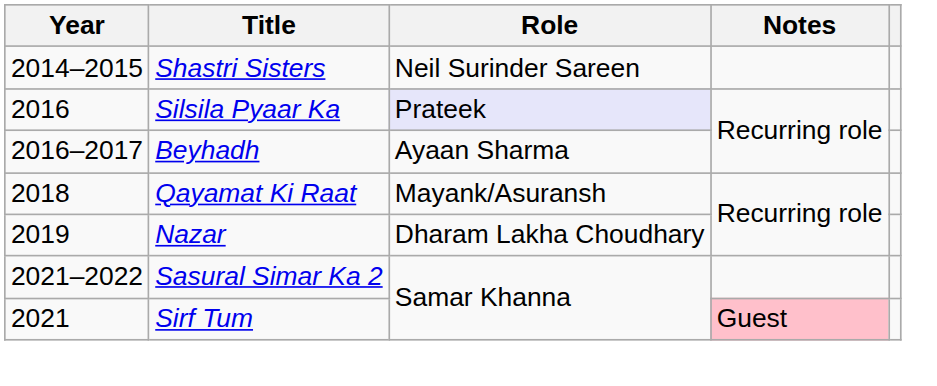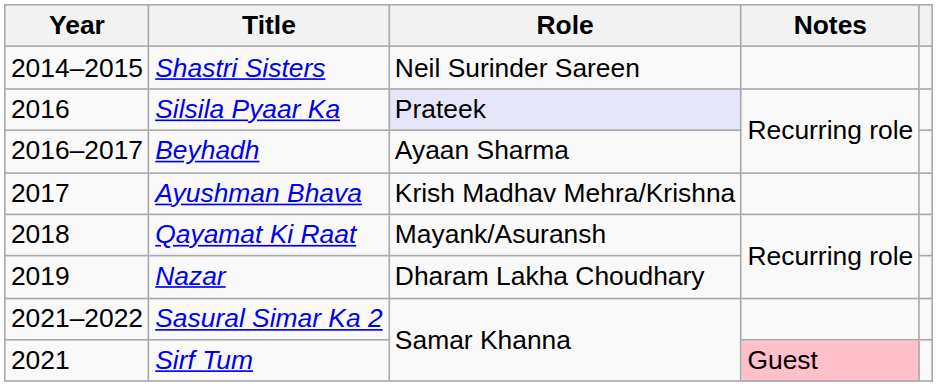+ row: (259, 192)
